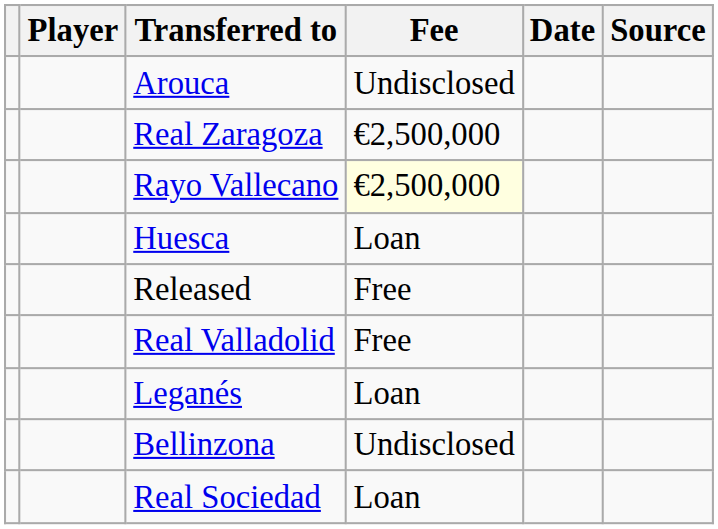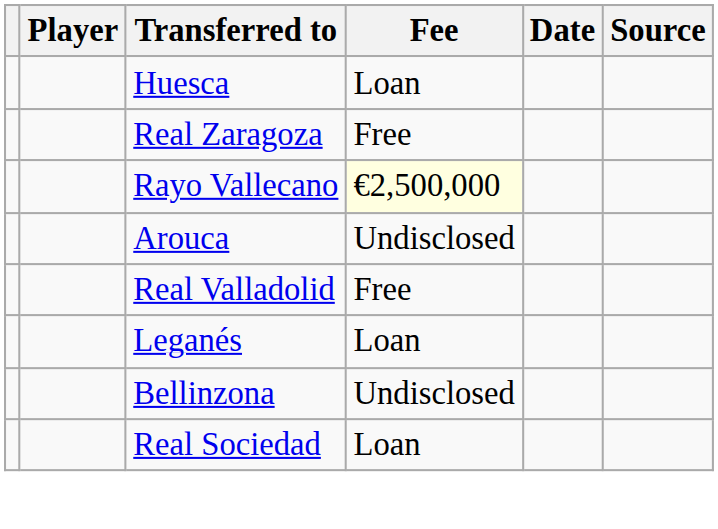rows swapped: (181, 82) <-> (181, 237)
(427, 133) €2,500,000 -> (382, 133) Free
- row: (192, 289)
